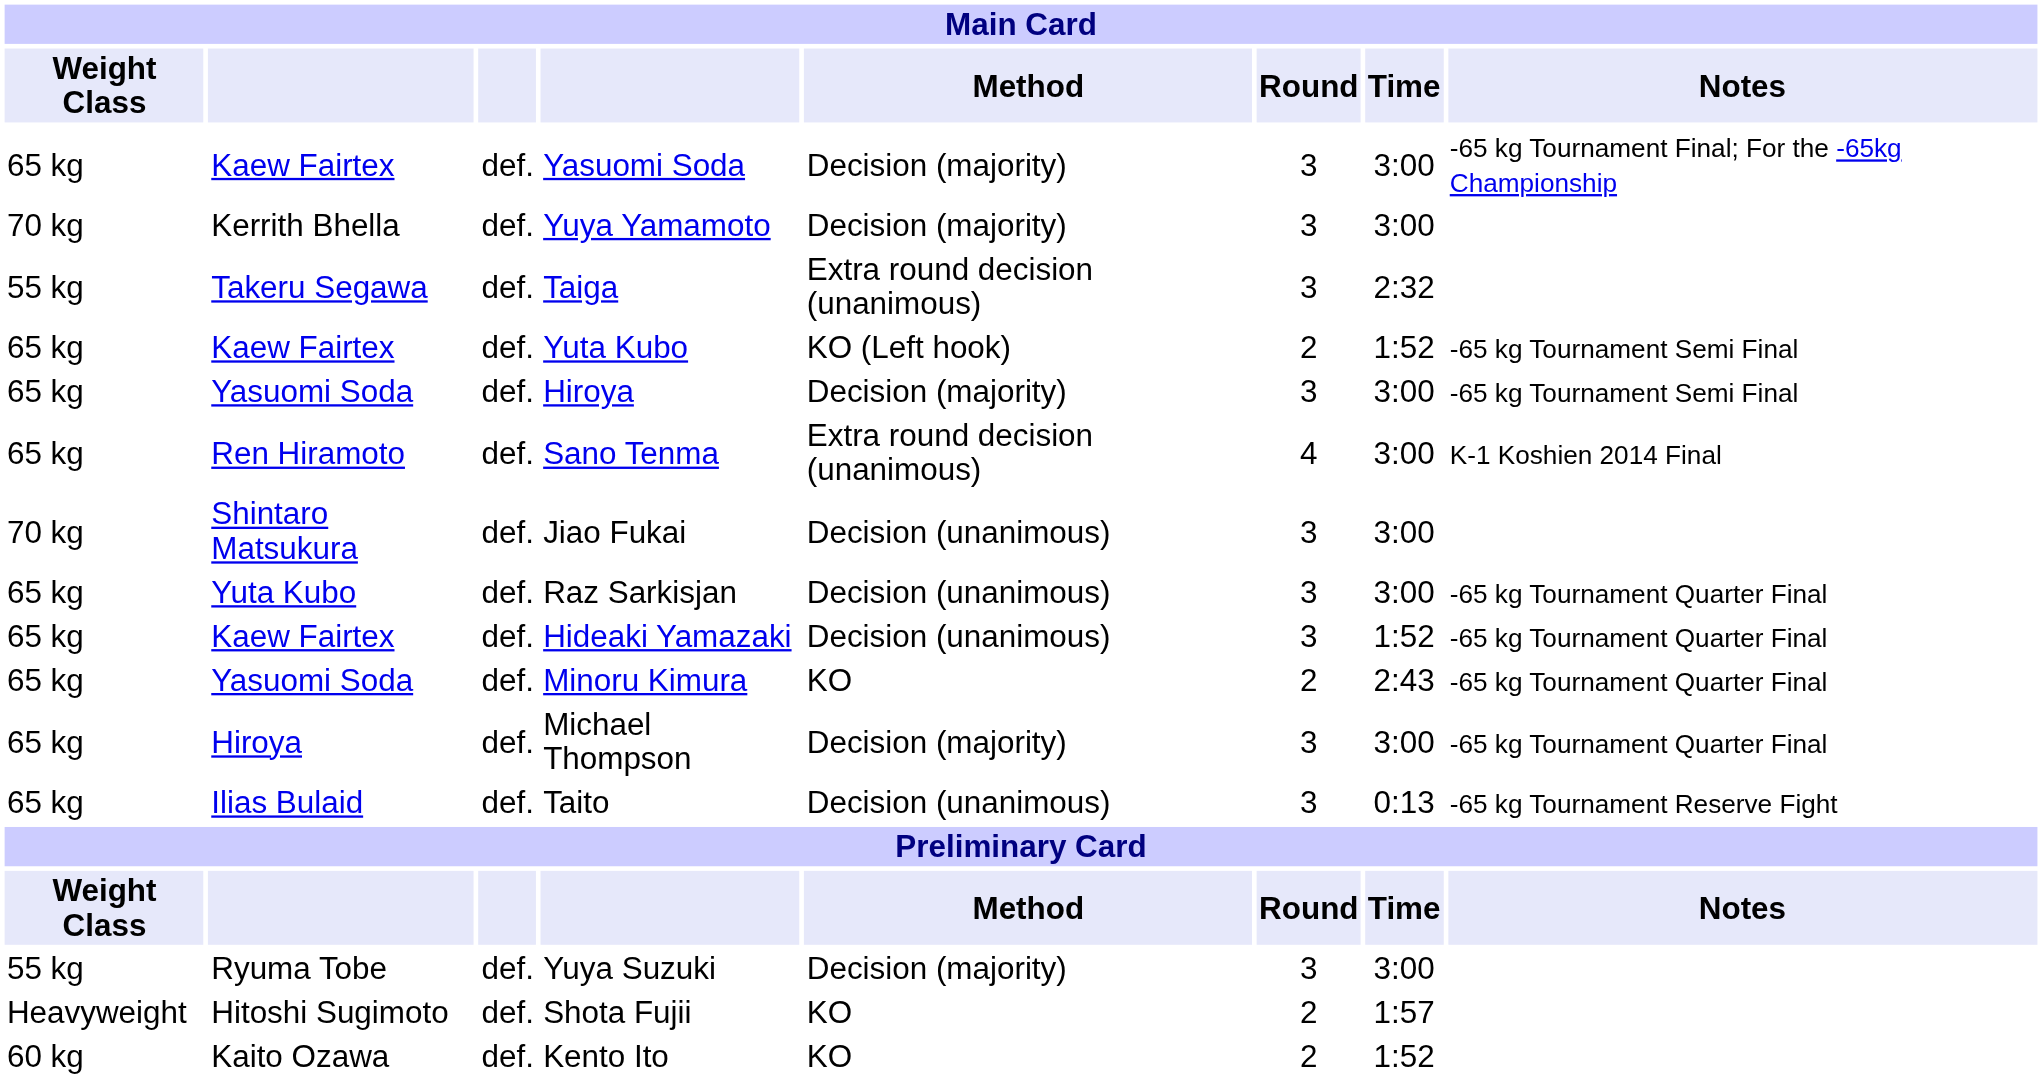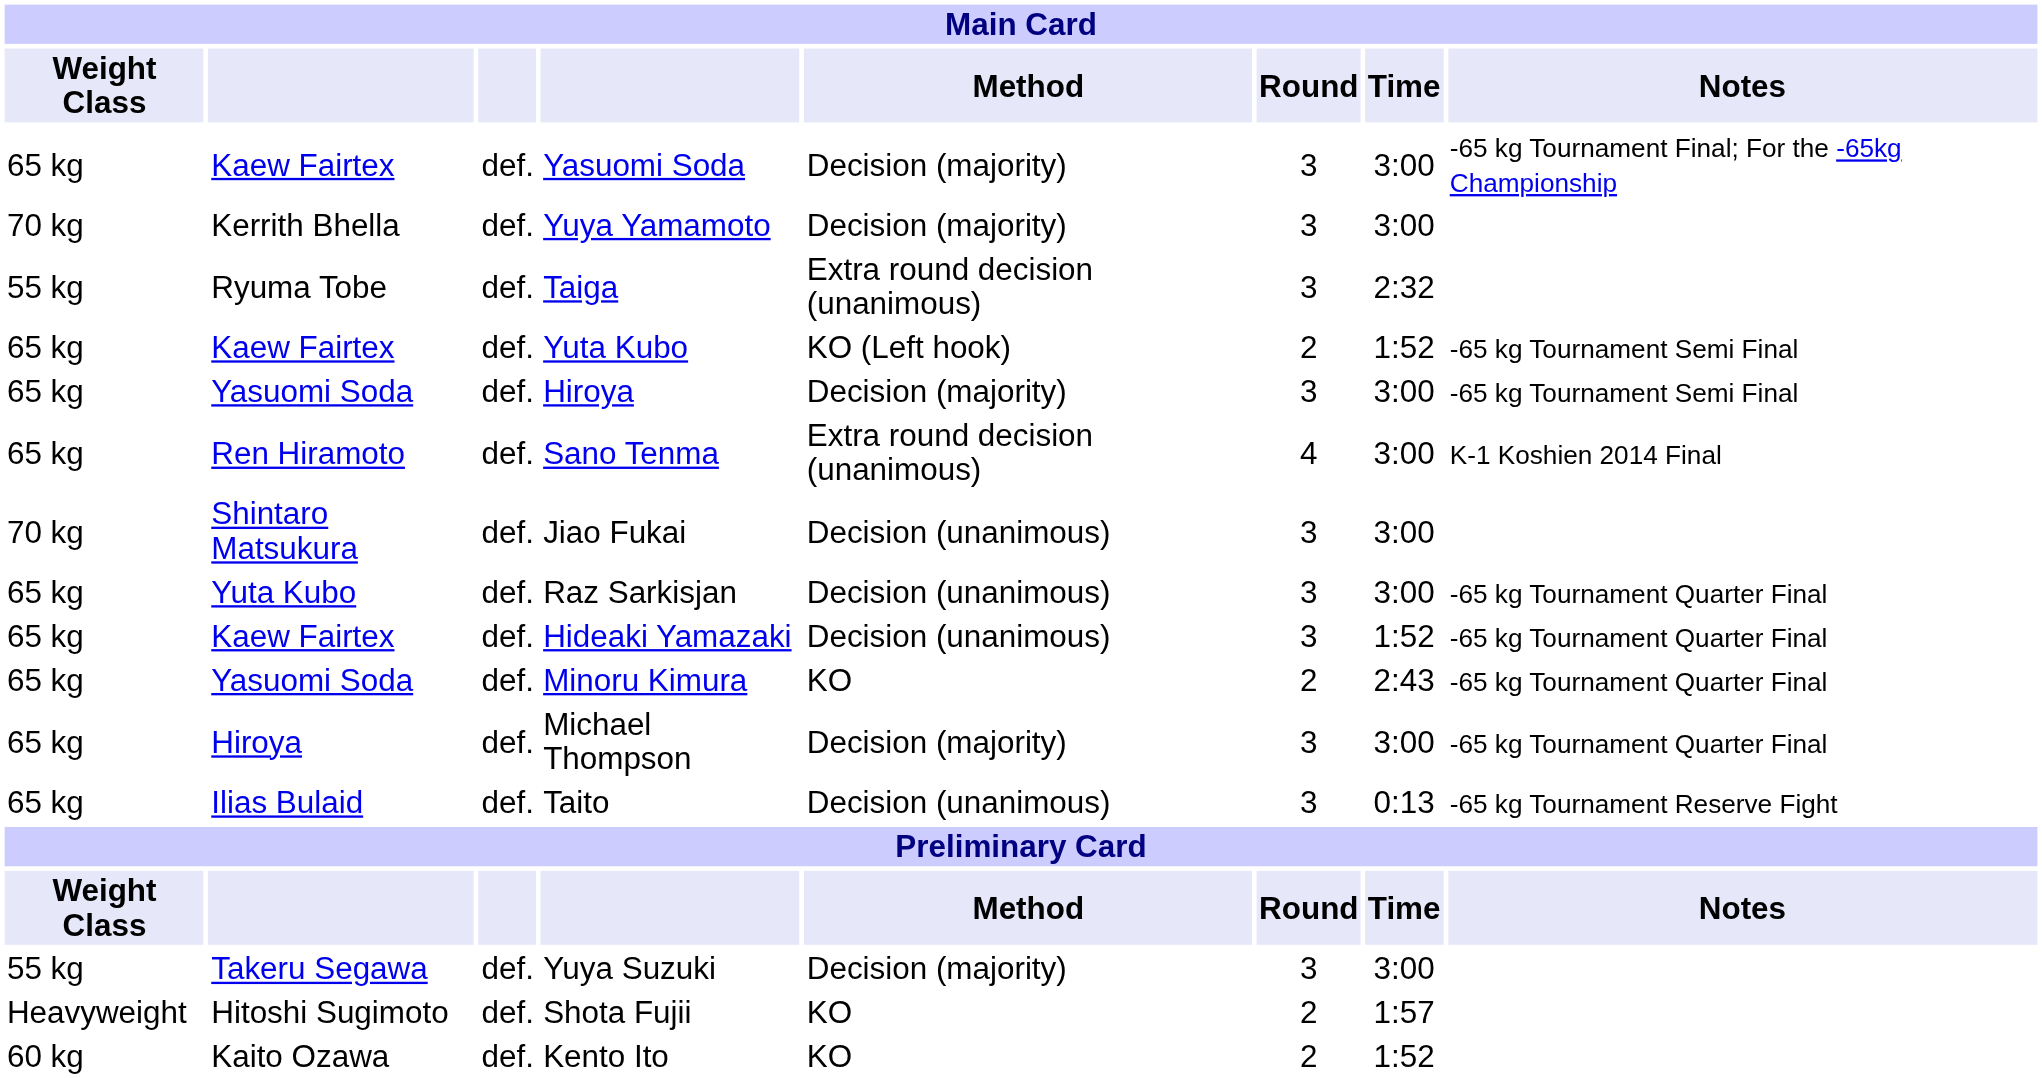(319, 286) Takeru Segawa -> (299, 286) Ryuma Tobe
(299, 969) Ryuma Tobe -> (319, 969) Takeru Segawa
